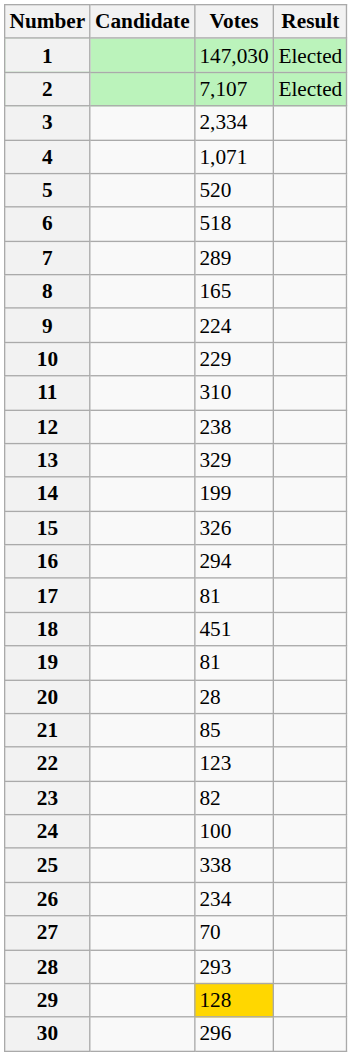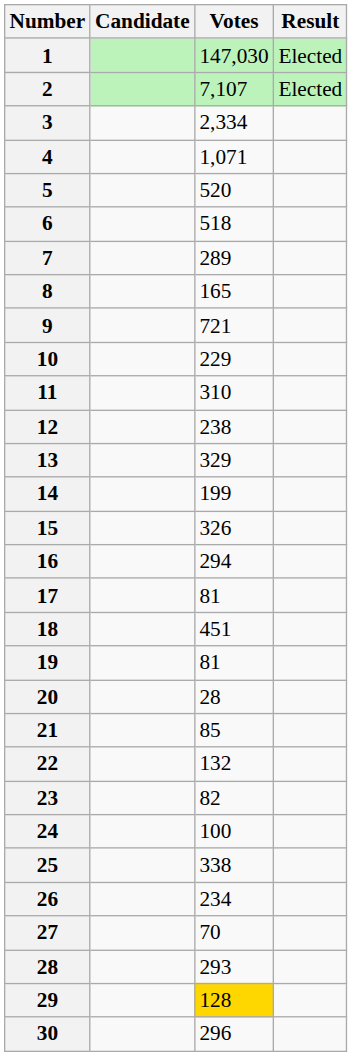(215, 325) 224 -> (215, 325) 721
(215, 763) 123 -> (215, 763) 132
